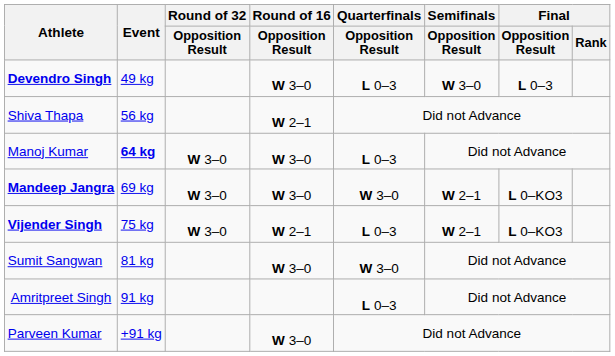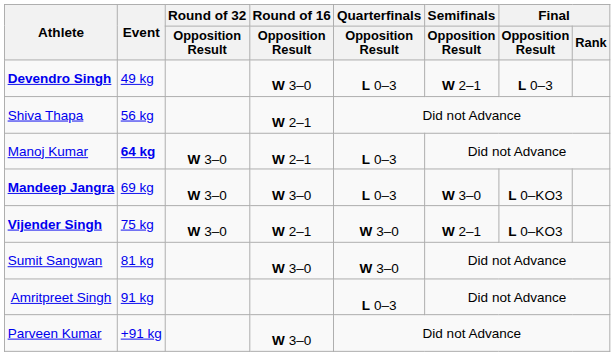(461, 86) W 3–0 -> (461, 86) W 2–1
(292, 159) W 3–0 -> (292, 159) W 2–1
(379, 196) W 3–0 -> (379, 196) L 0–3
(461, 196) W 2–1 -> (461, 196) W 3–0
(379, 232) L 0–3 -> (379, 232) W 3–0
